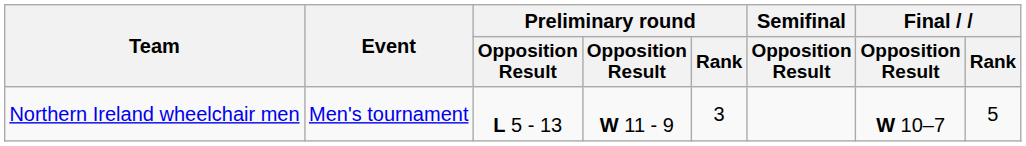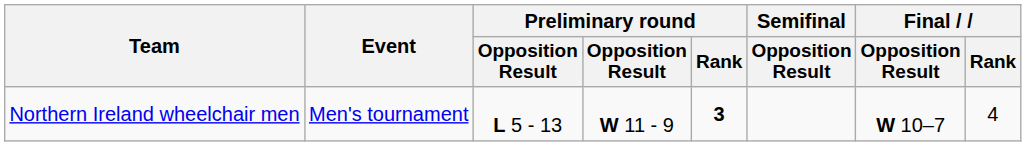(719, 114) normal -> (719, 114) bold
(993, 114) 5 -> (993, 114) 4
